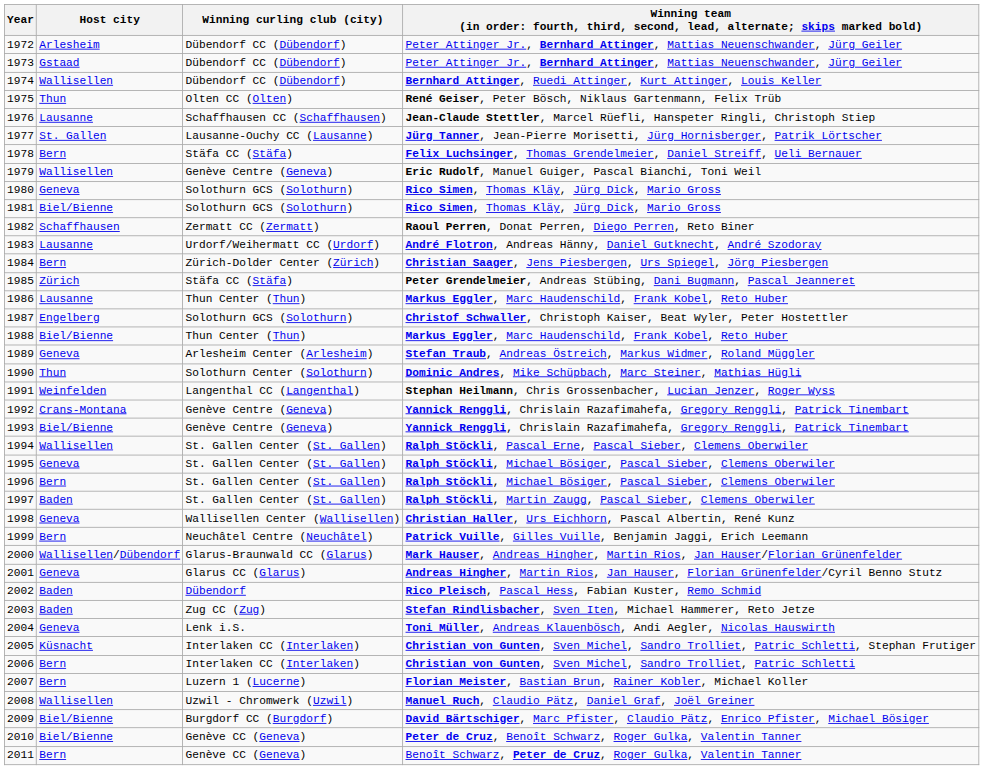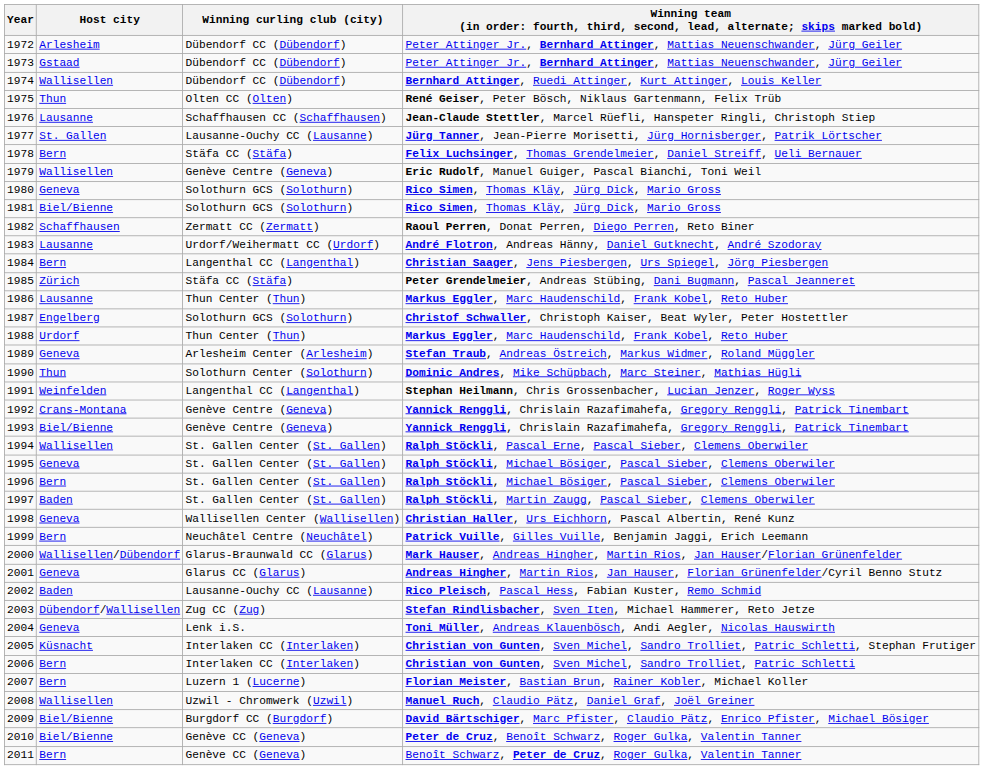(283, 263) Zürich-Dolder Center (Zürich) -> (273, 263) Langenthal CC (Langenthal)
(76, 336) Biel/Bienne -> (59, 336) Urdorf
(216, 591) Dübendorf -> (279, 591) Lausanne-Ouchy CC (Lausanne)
(56, 610) Baden -> (110, 610) Dübendorf/Wallisellen
